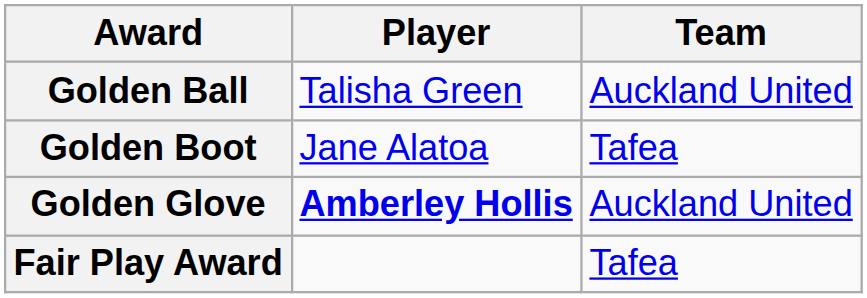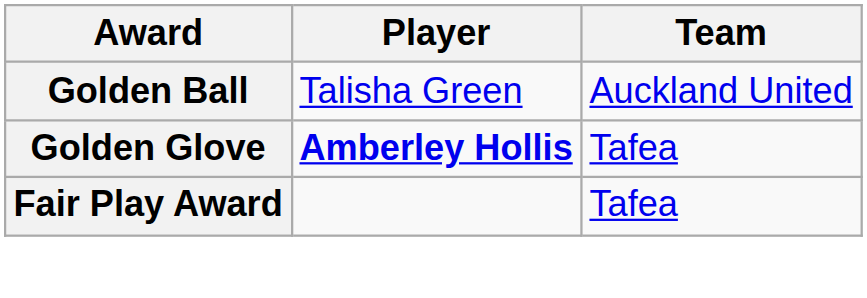- row: (148, 147)
(721, 205) Auckland United -> (634, 147) Tafea
